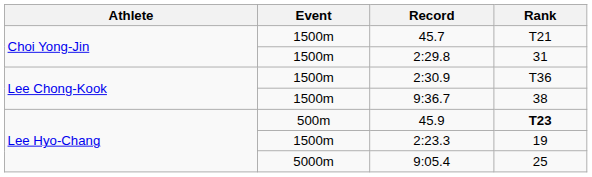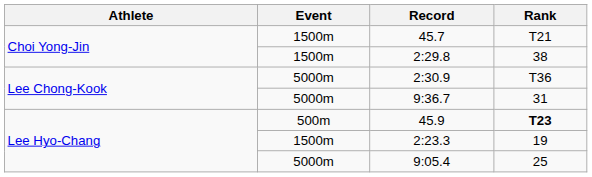(540, 57) 31 -> (540, 57) 38
(314, 78) 1500m -> (314, 78) 5000m
(314, 99) 1500m -> (314, 99) 5000m
(540, 99) 38 -> (540, 99) 31
